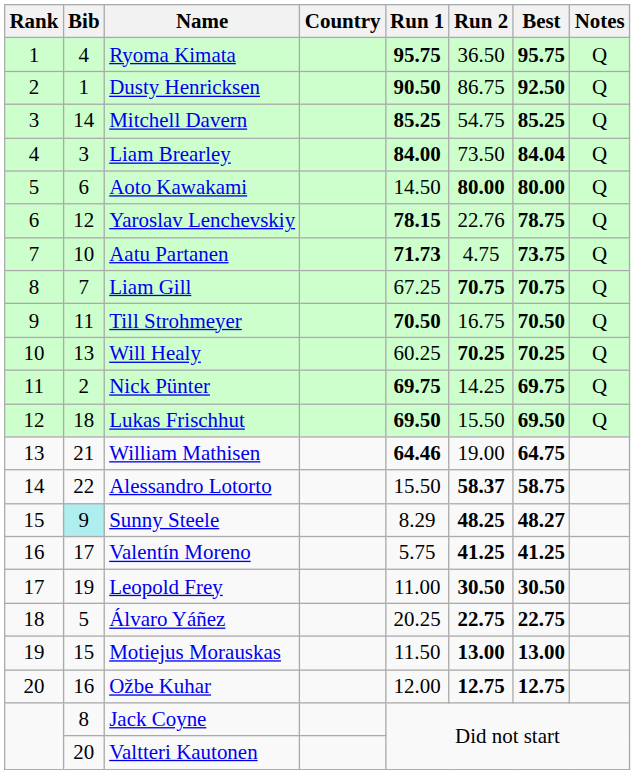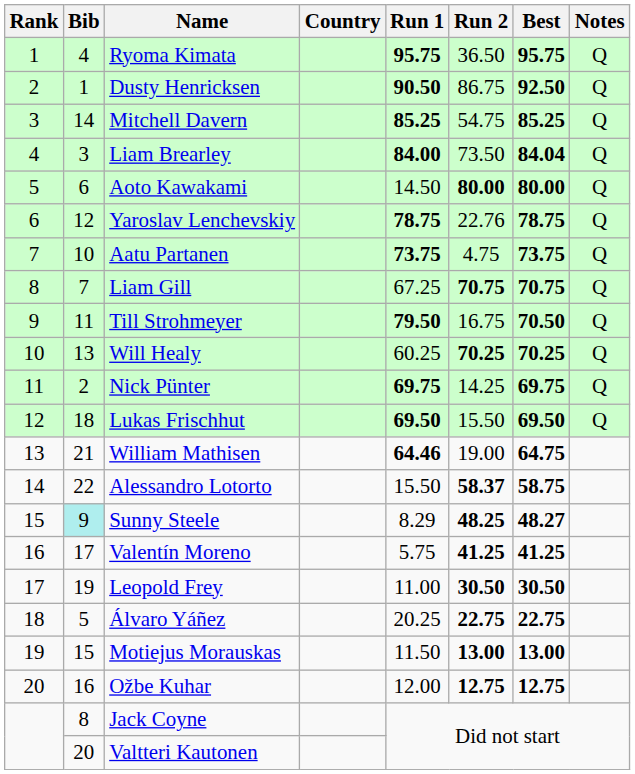(417, 220) 78.15 -> (417, 220) 78.75
(417, 253) 71.73 -> (417, 253) 73.75
(417, 320) 70.50 -> (417, 320) 79.50
